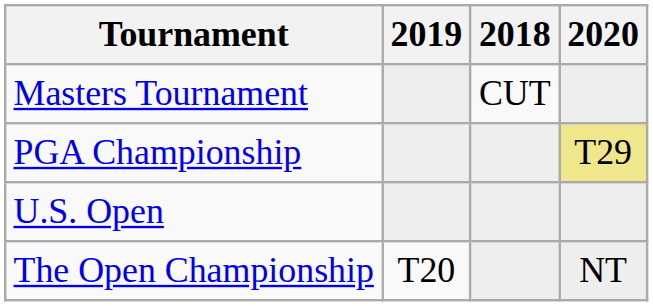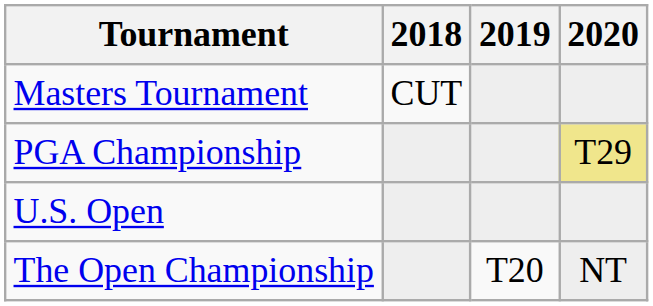columns swapped: (515, 34) <-> (426, 34)
